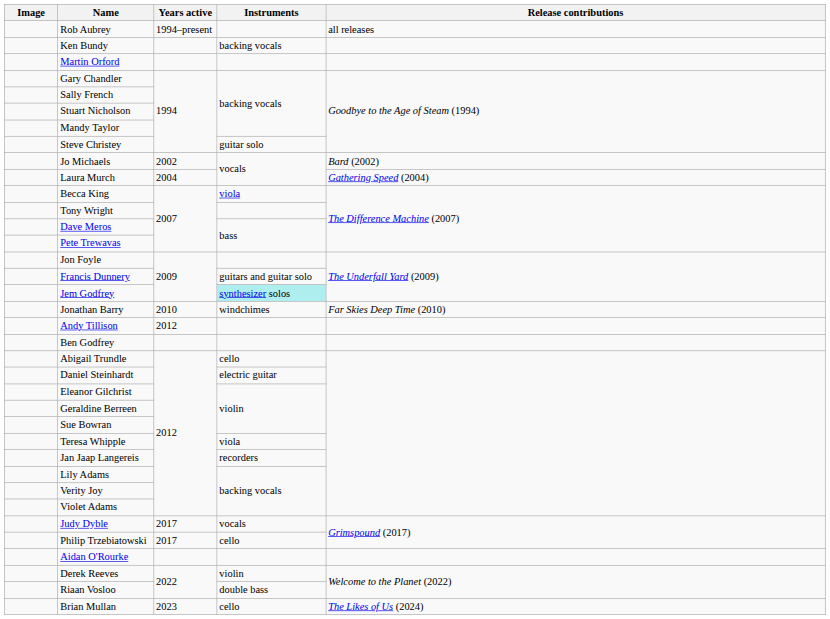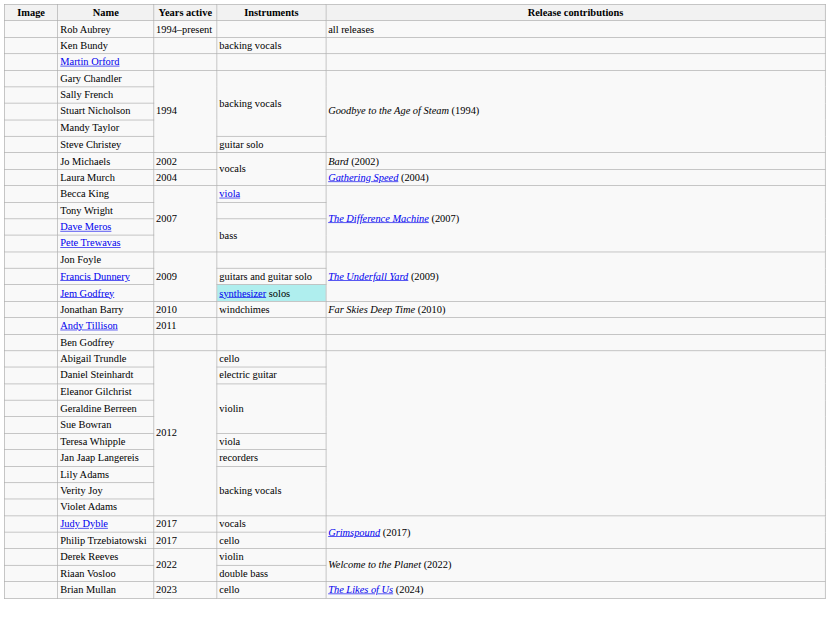(166, 326) 2012 -> (166, 326) 2011
- row: (94, 557)
